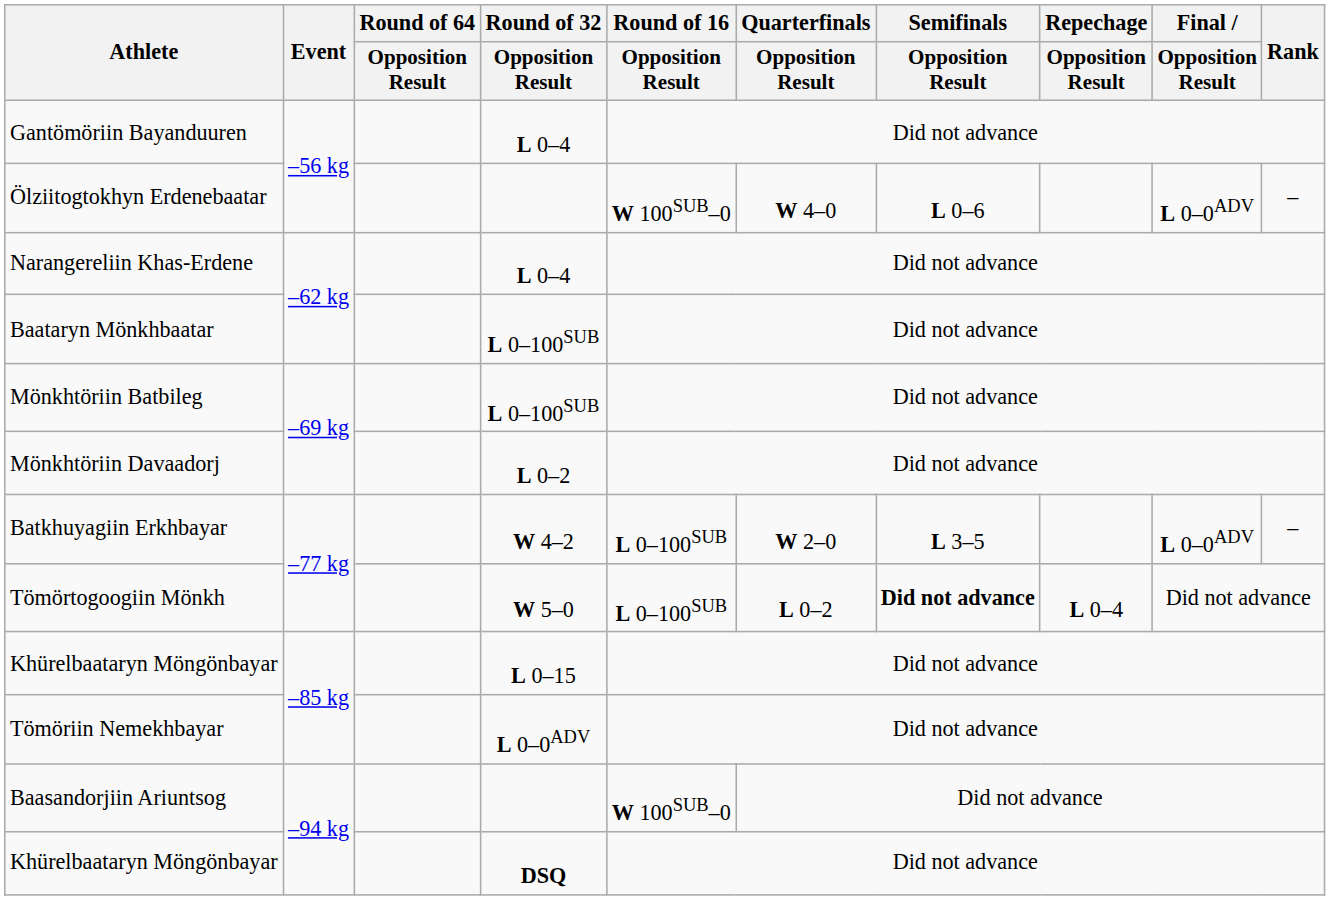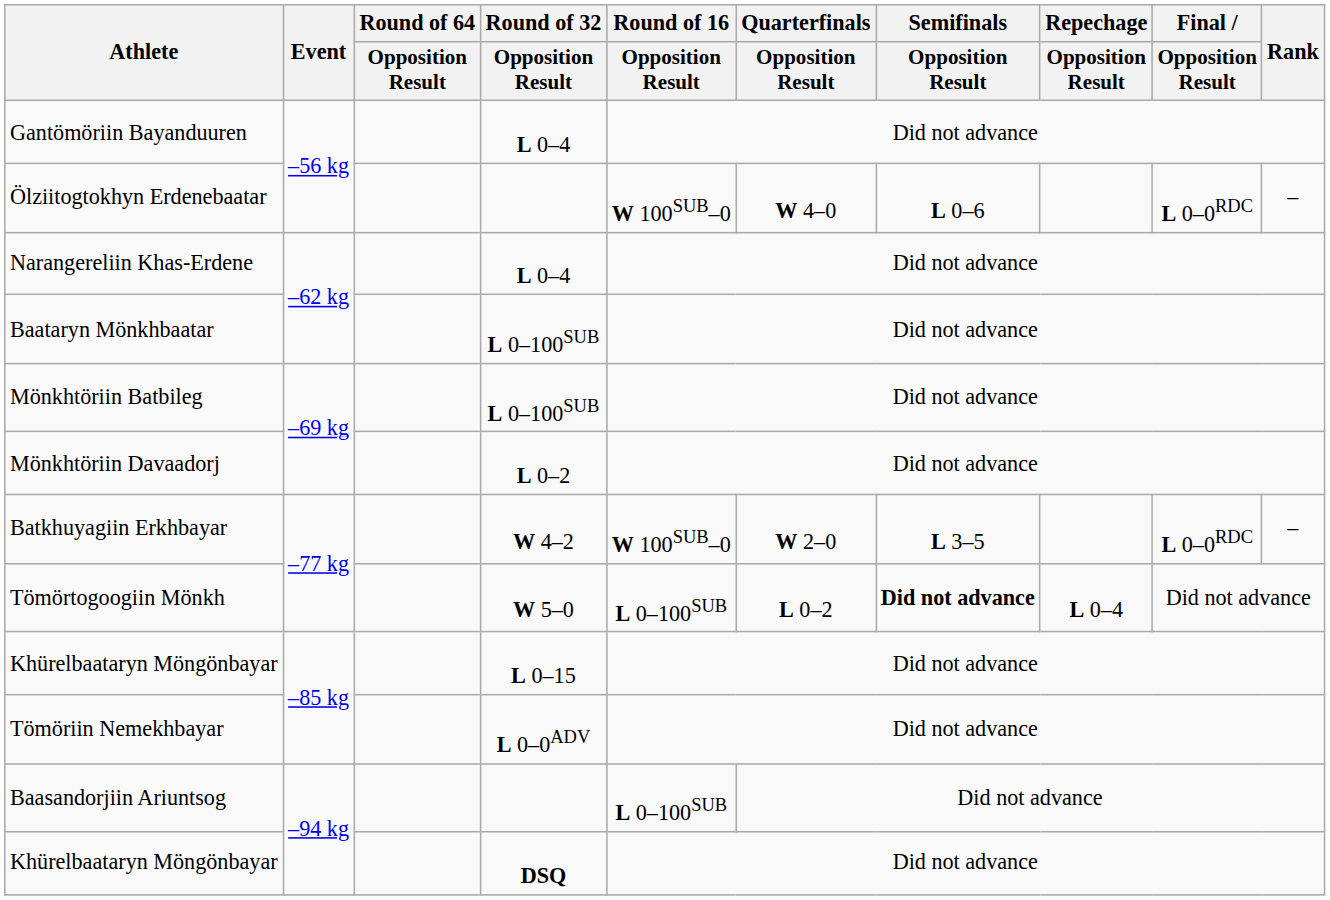(1207, 210) L 0–0ADV -> (1207, 210) L 0–0RDC
(671, 542) L 0–100SUB -> (671, 542) W 100SUB–0
(1207, 542) L 0–0ADV -> (1207, 542) L 0–0RDC
(671, 810) W 100SUB–0 -> (671, 810) L 0–100SUB
